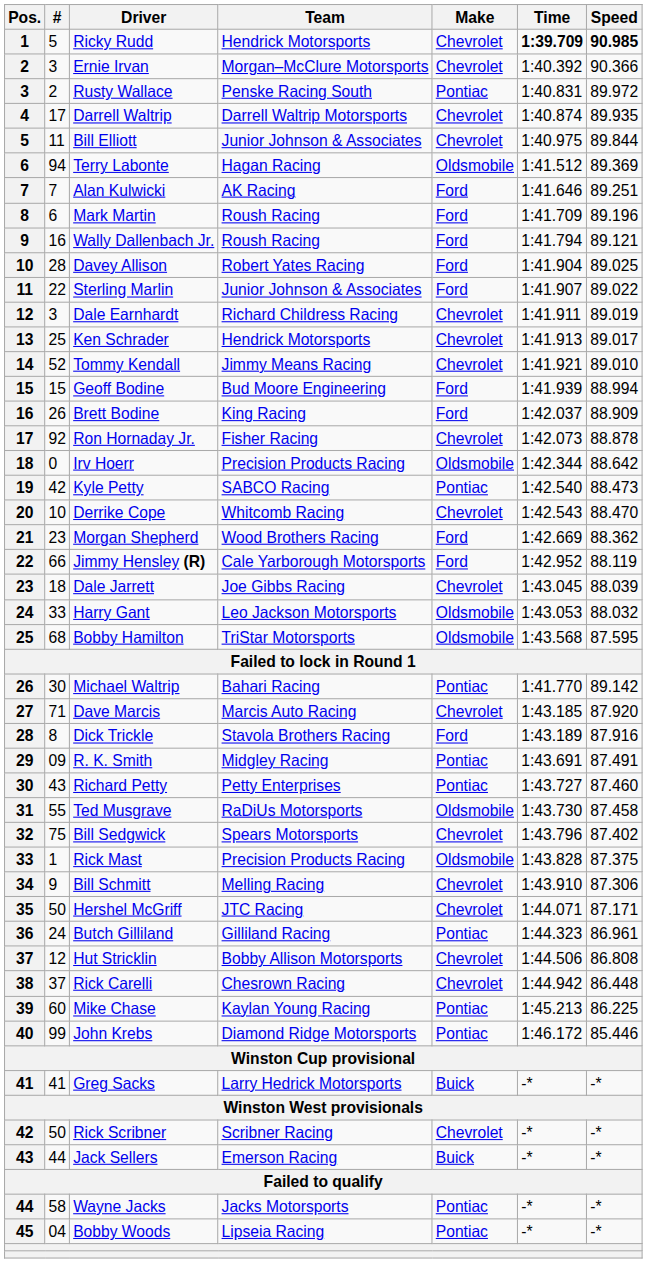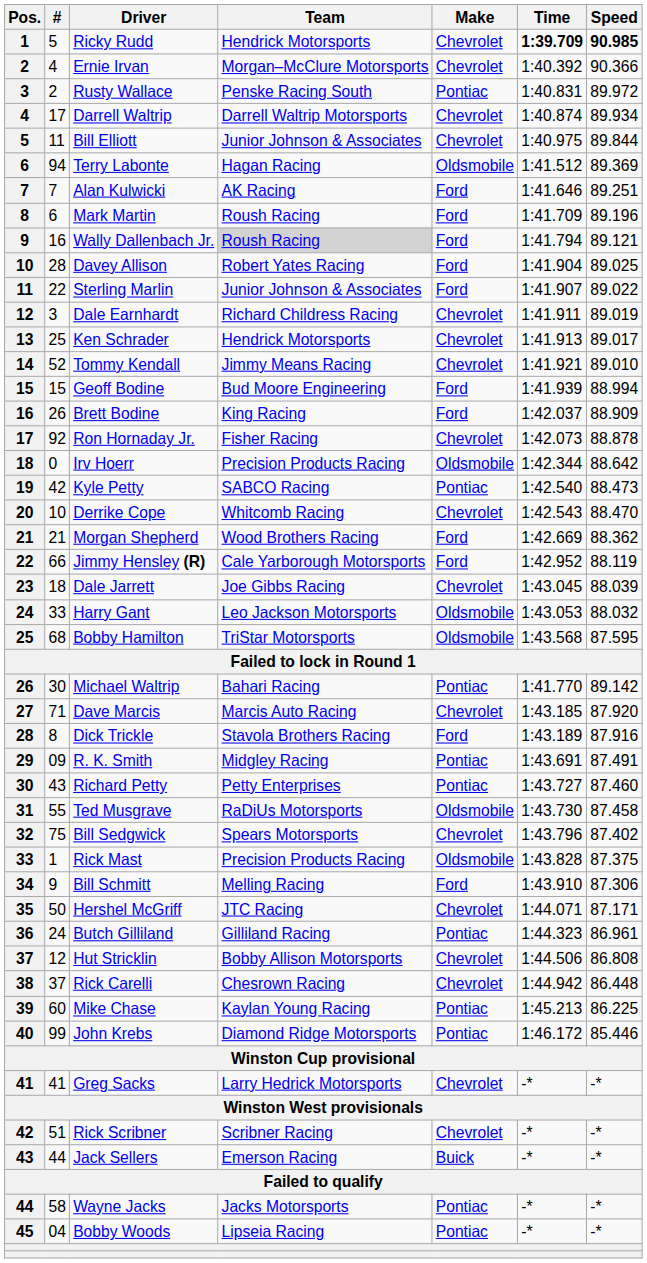(53, 67) 3 -> (53, 67) 4
(614, 116) 89.935 -> (614, 116) 89.934
(271, 240) no background -> (271, 240) lightgrey background
(57, 538) 23 -> (57, 538) 21
(469, 885) Chevrolet -> (452, 885) Ford
(455, 1083) Buick -> (469, 1083) Chevrolet
(57, 1132) 50 -> (57, 1132) 51
